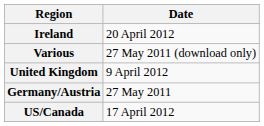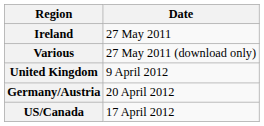(140, 33) 20 April 2012 -> (139, 33) 27 May 2011
(139, 92) 27 May 2011 -> (140, 92) 20 April 2012
